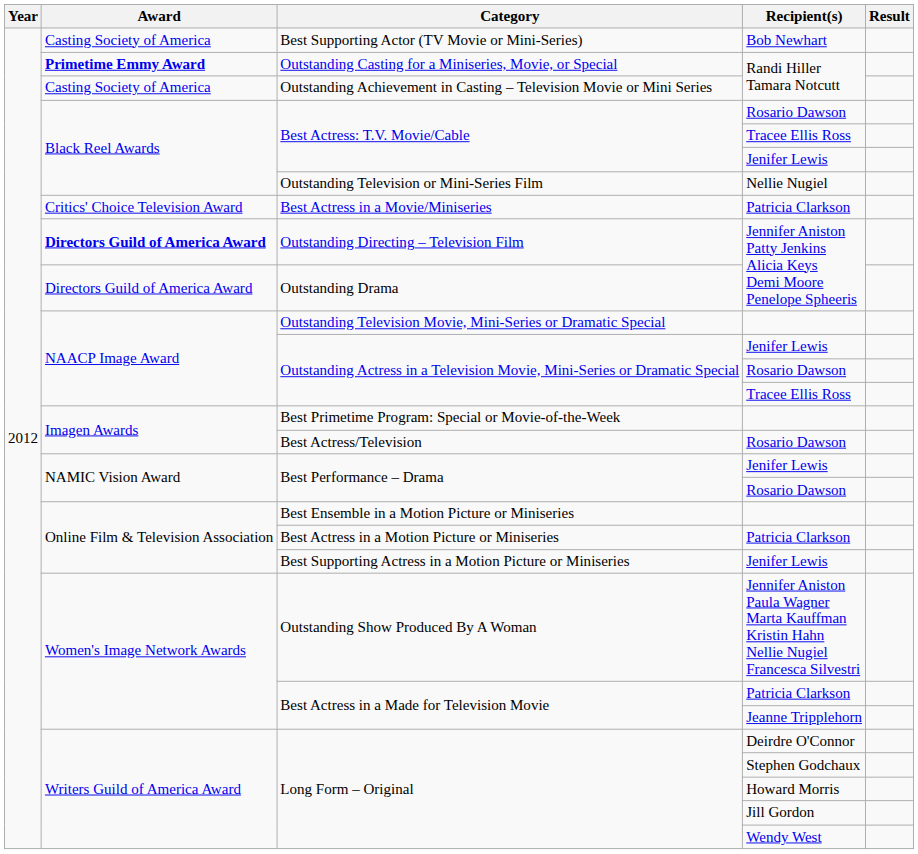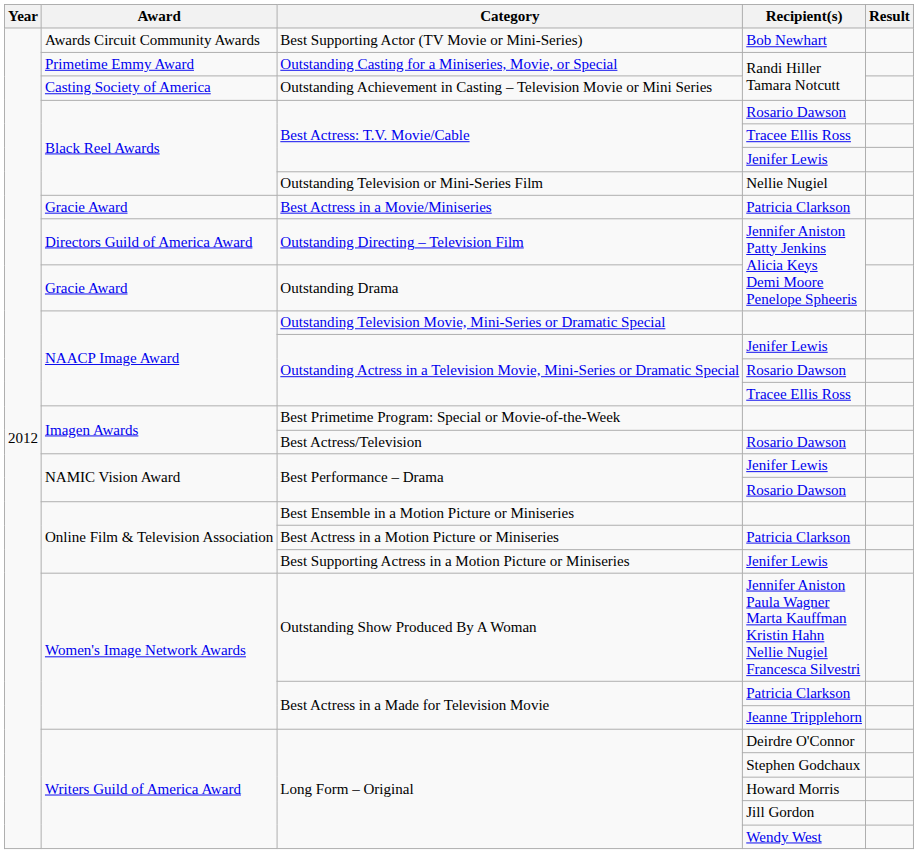(128, 40) Casting Society of America -> (152, 40) Awards Circuit Community Awards
(125, 64) bold -> (119, 64) normal
(144, 207) Critics' Choice Television Award -> (86, 207) Gracie Award
(155, 242) bold -> (149, 242) normal
(149, 287) Directors Guild of America Award -> (86, 287) Gracie Award
